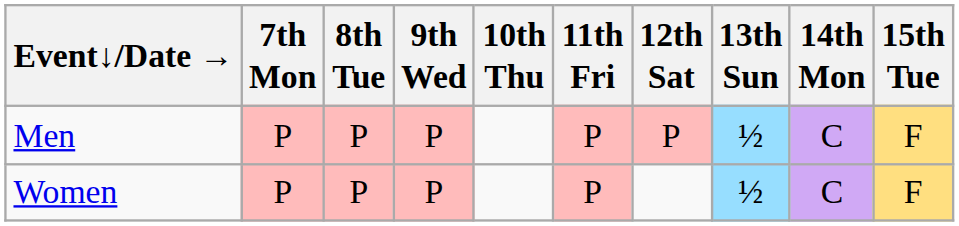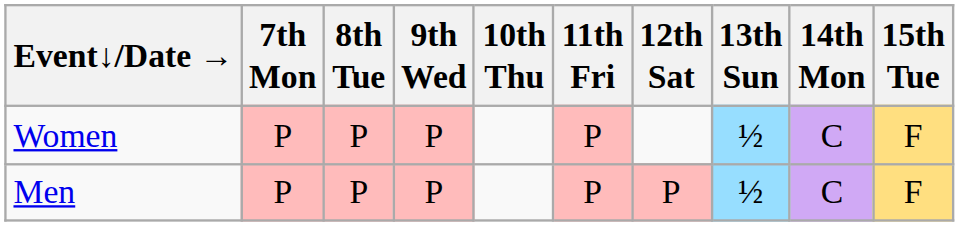rows swapped: (44, 134) <-> (65, 192)
